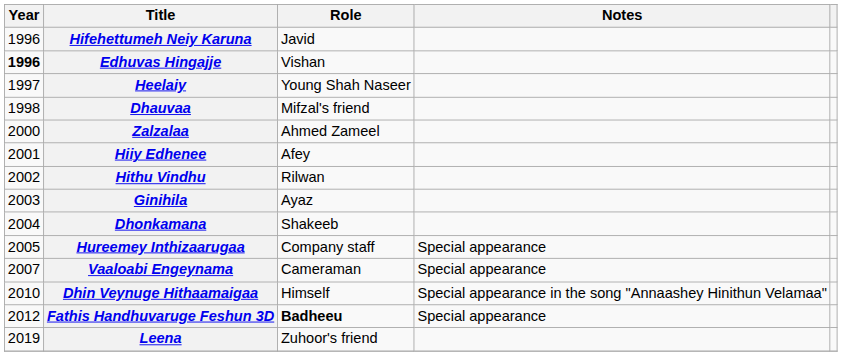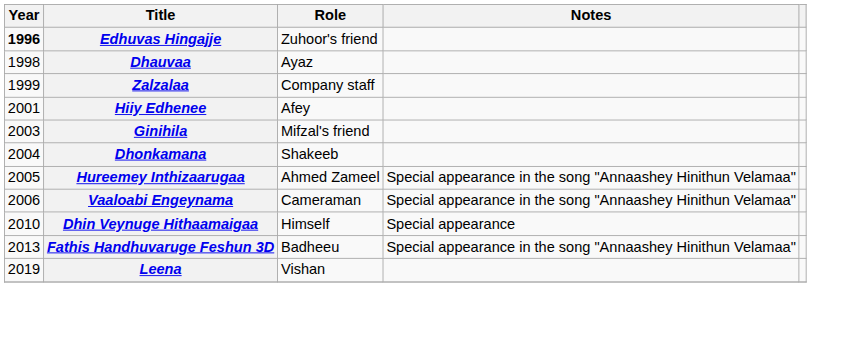- row: (161, 39)
(303, 62) Vishan -> (329, 39) Zuhoor's friend
- row: (161, 85)
(325, 108) Mifzal's friend -> (297, 62) Ayaz
(24, 131) 2000 -> (24, 85) 1999
(330, 131) Ahmed Zameel -> (328, 85) Company staff
- row: (161, 177)
(297, 200) Ayaz -> (325, 131) Mifzal's friend
(328, 246) Company staff -> (330, 177) Ahmed Zameel
(482, 246) Special appearance -> (591, 177) Special appearance in the song "Annaashey Hinithun Velamaa"
(24, 270) 2007 -> (24, 200) 2006
(482, 270) Special appearance -> (591, 200) Special appearance in the song "Annaashey Hinithun Velamaa"
(622, 293) Special appearance in the song "Annaashey Hinithun Velamaa" -> (451, 223) Special appearance
(24, 316) 2012 -> (24, 246) 2013
(312, 316) bold -> (310, 246) normal
(482, 316) Special appearance -> (591, 246) Special appearance in the song "Annaashey Hinithun Velamaa"
(329, 339) Zuhoor's friend -> (303, 270) Vishan
